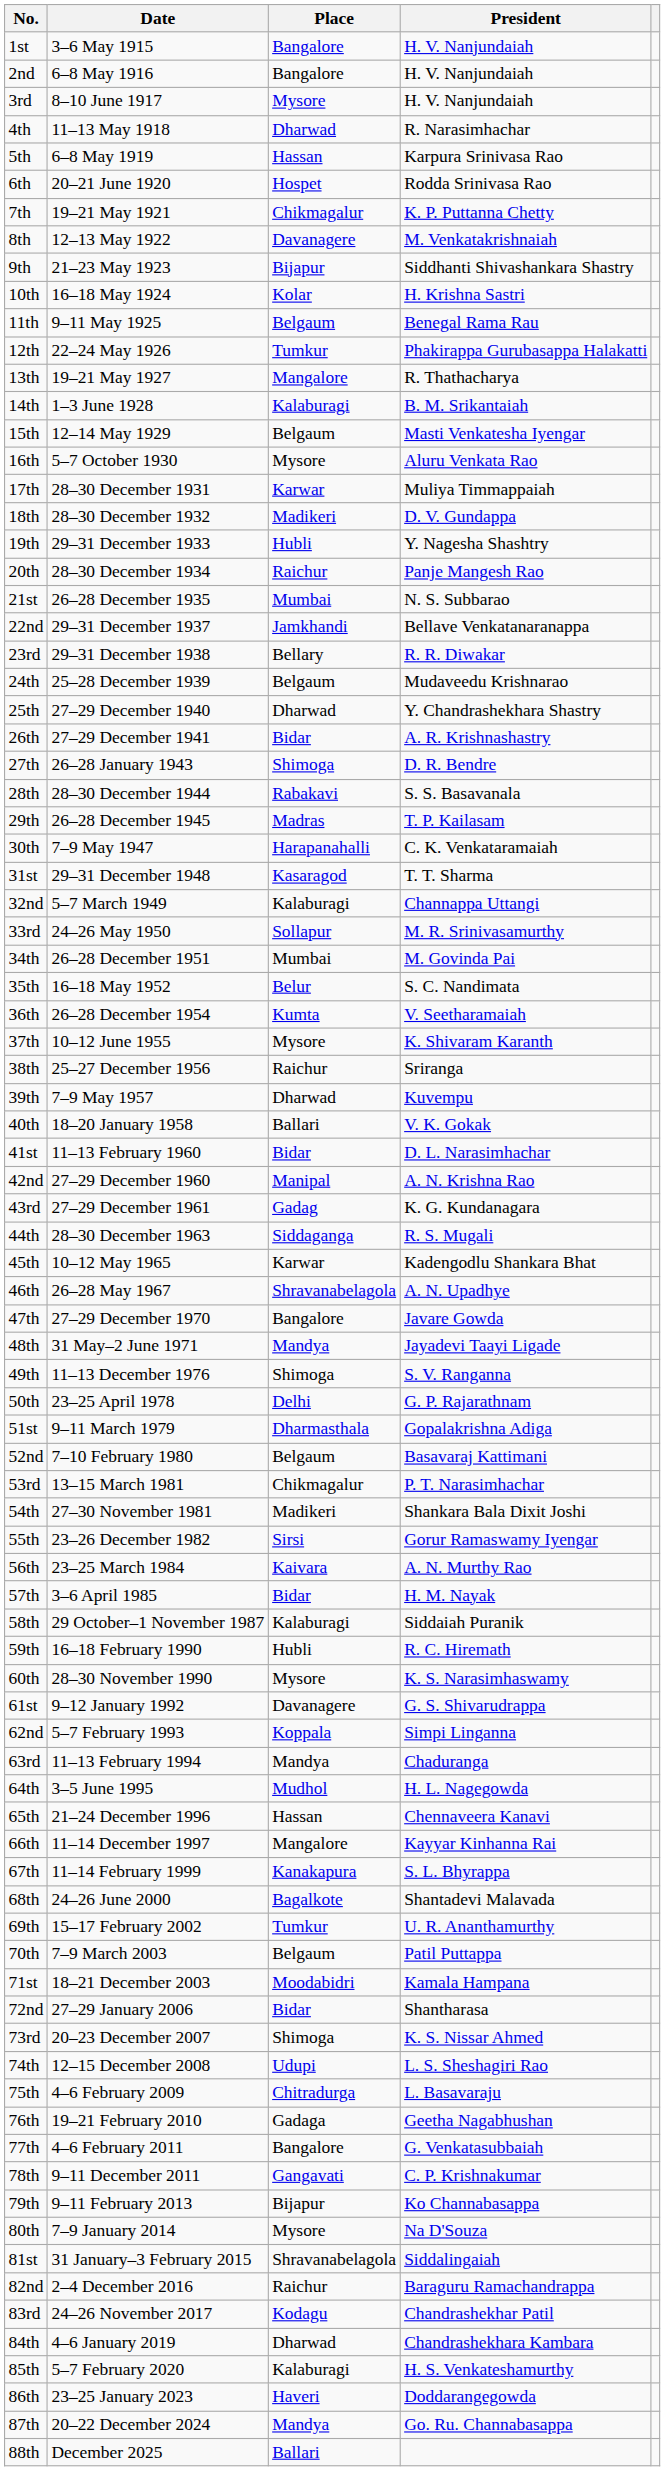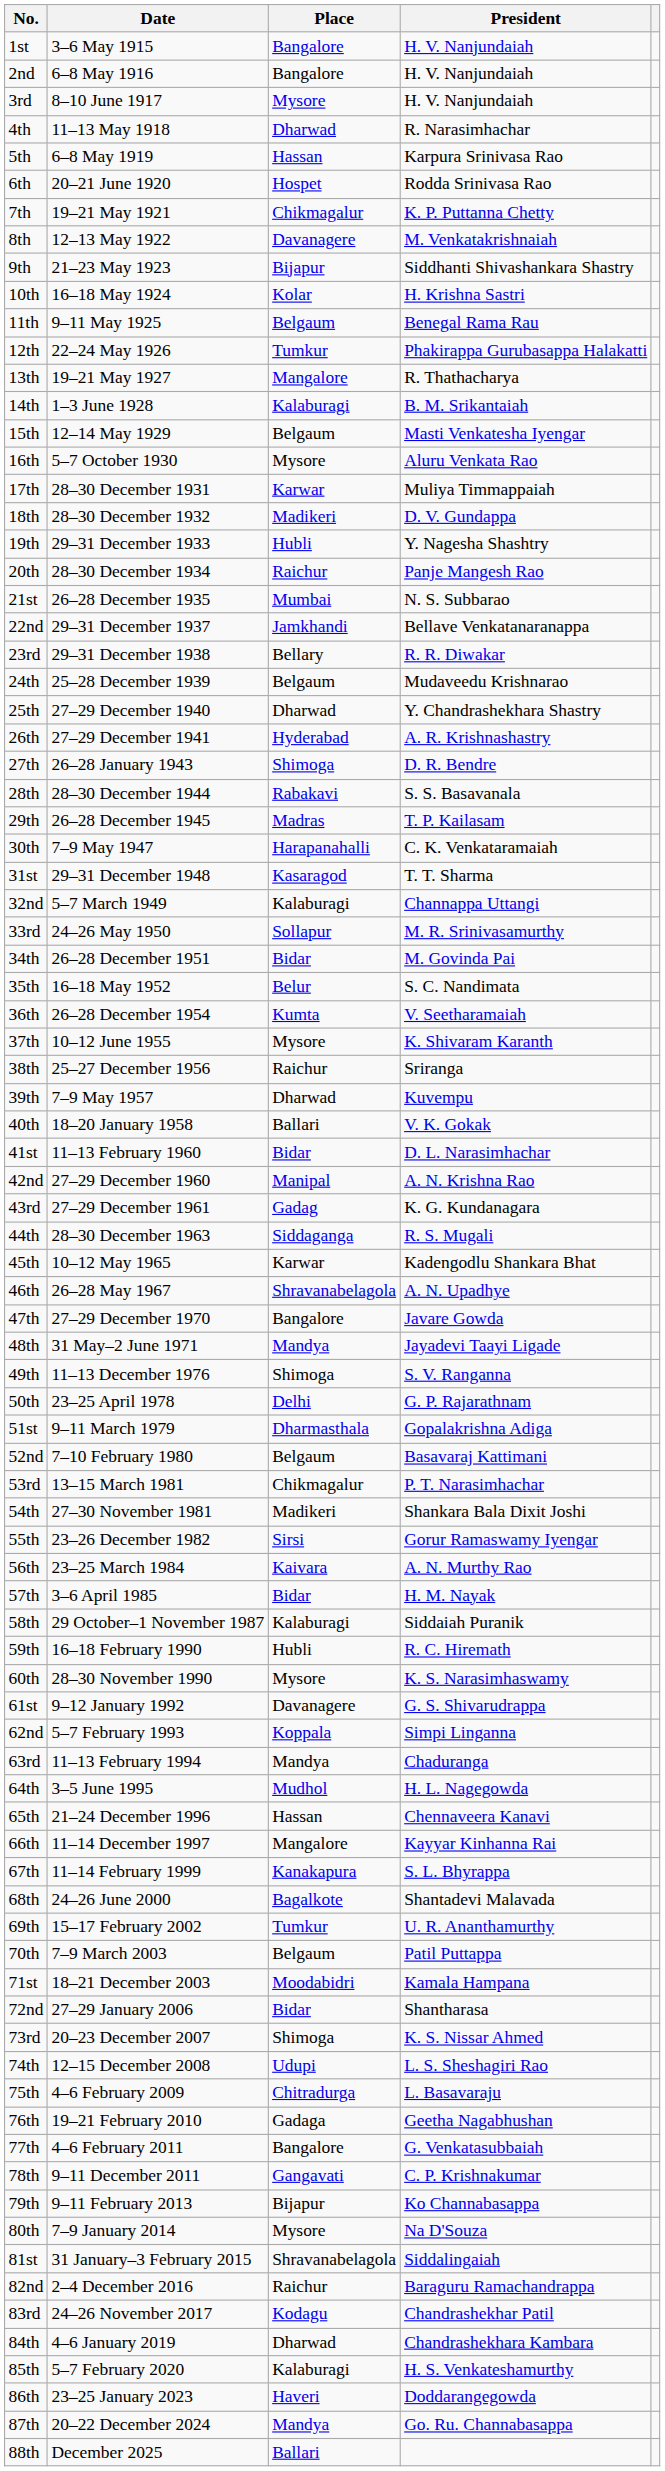(292, 737) Bidar -> (310, 737) Hyderabad
(302, 958) Mumbai -> (292, 958) Bidar
